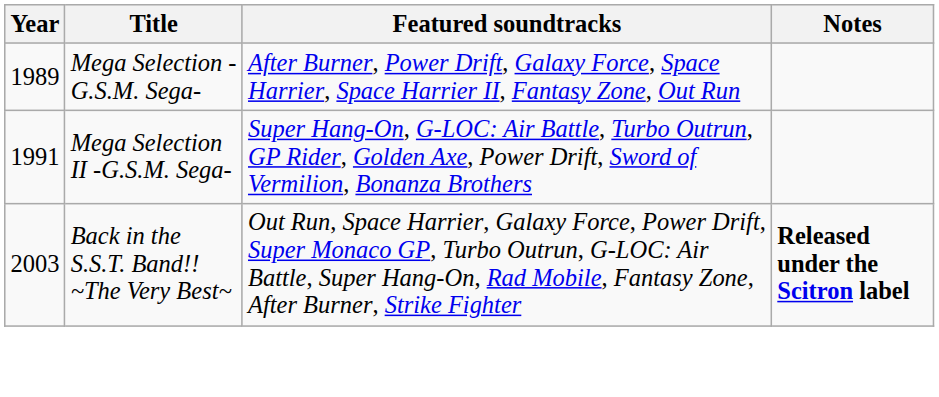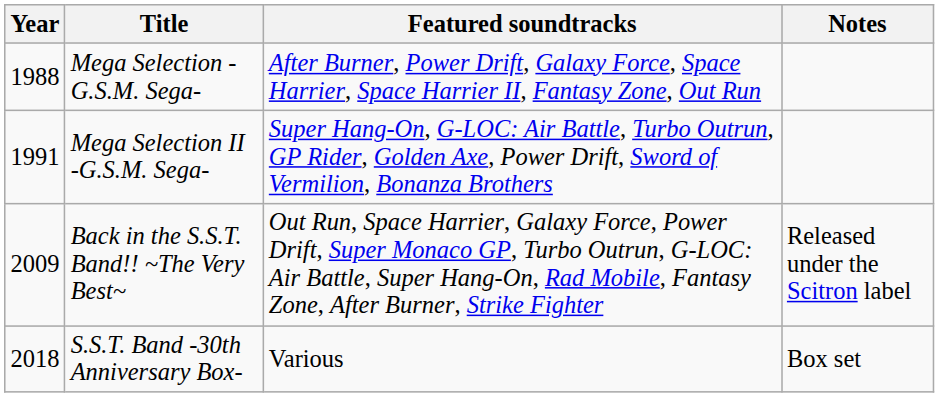(35, 76) 1989 -> (35, 76) 1988
(35, 264) 2003 -> (35, 264) 2009
(843, 264) bold -> (849, 264) normal
+ row: (157, 358)
